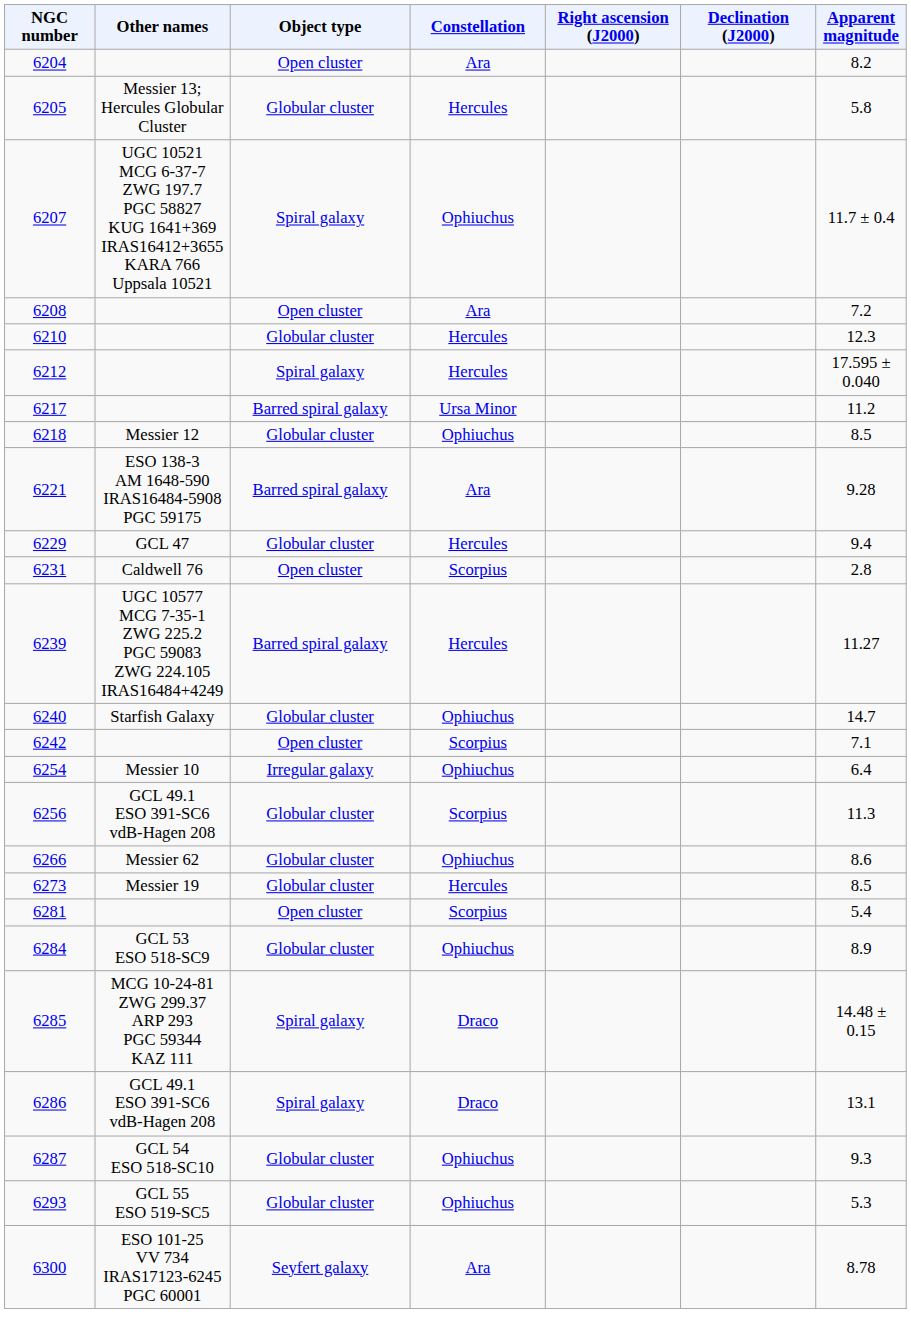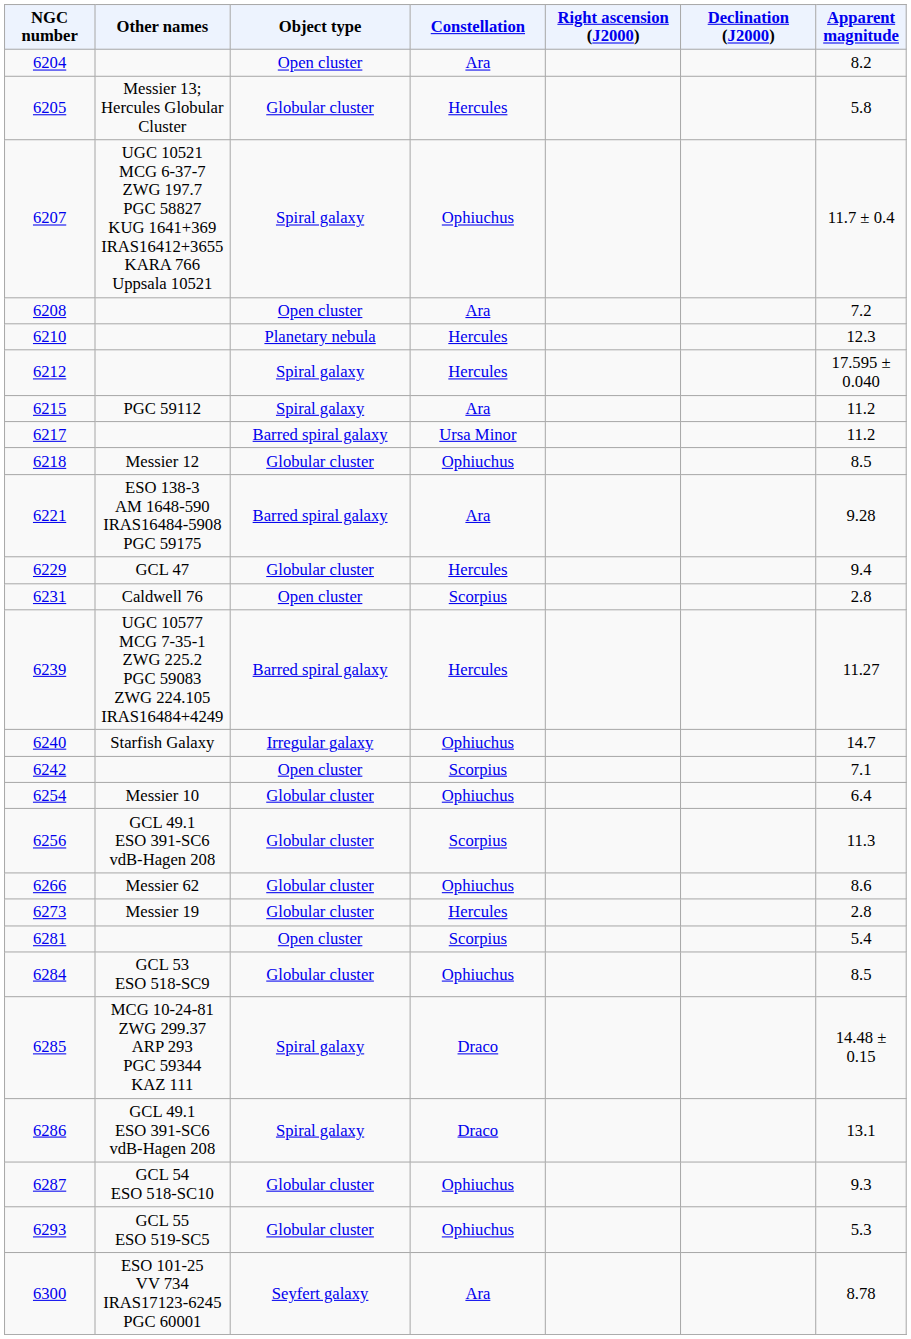(320, 336) Globular cluster -> (320, 336) Planetary nebula
+ row: (50, 408)
(320, 716) Globular cluster -> (320, 742) Irregular galaxy
(320, 769) Irregular galaxy -> (320, 795) Globular cluster
(861, 885) 8.5 -> (861, 912) 2.8
(861, 947) 8.9 -> (861, 974) 8.5
